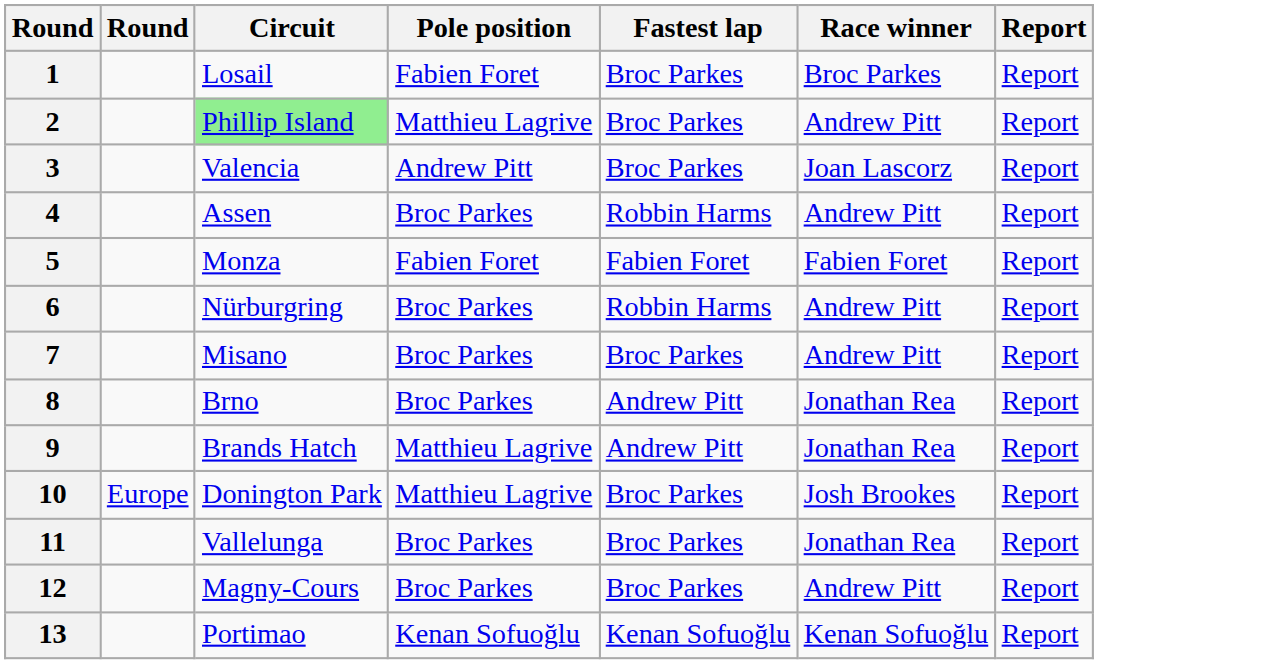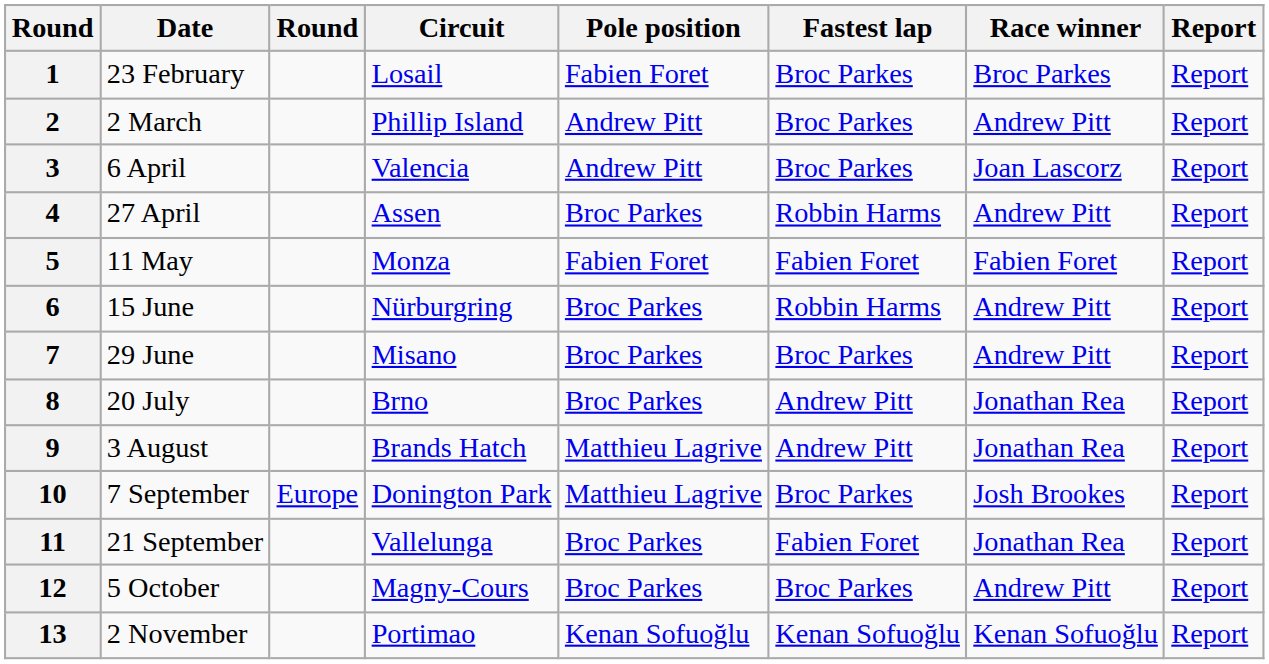+ column: (185, 27)
(278, 120) lightgreen background -> (447, 120) no background
(494, 120) Matthieu Lagrive -> (634, 120) Andrew Pitt
(674, 540) Broc Parkes -> (847, 540) Fabien Foret
